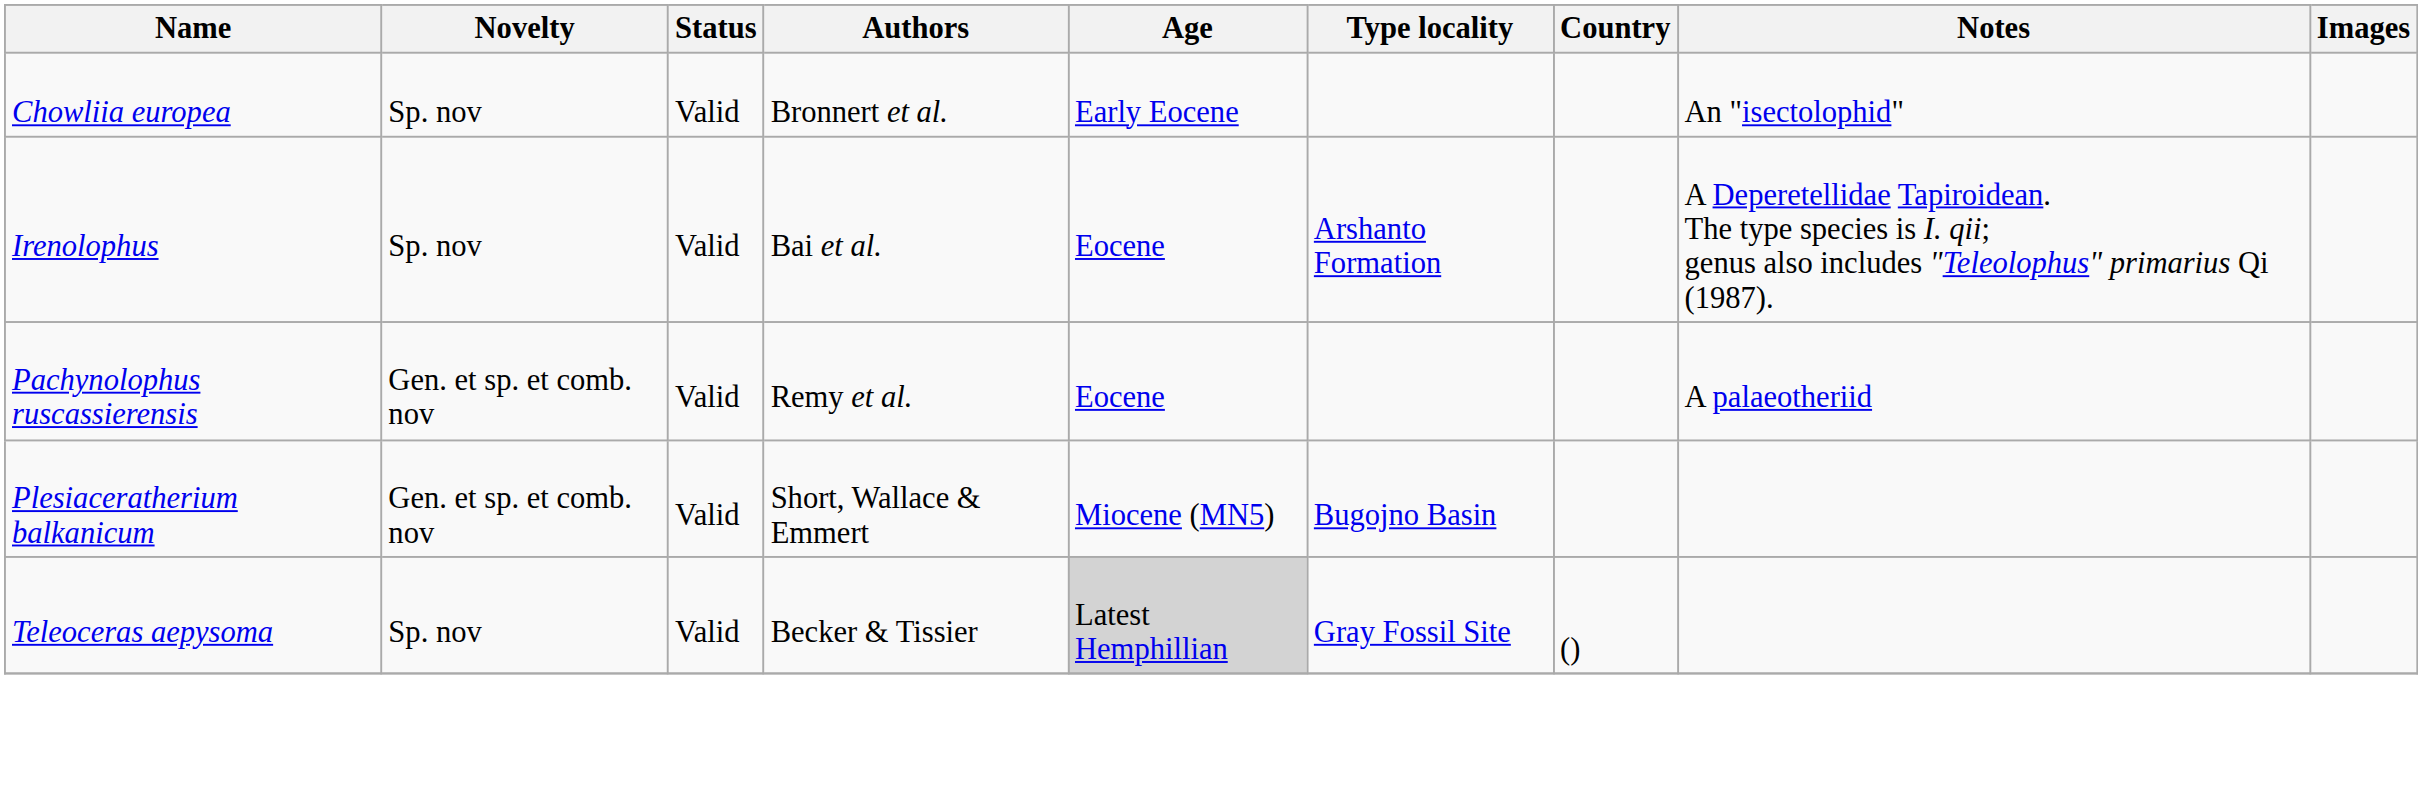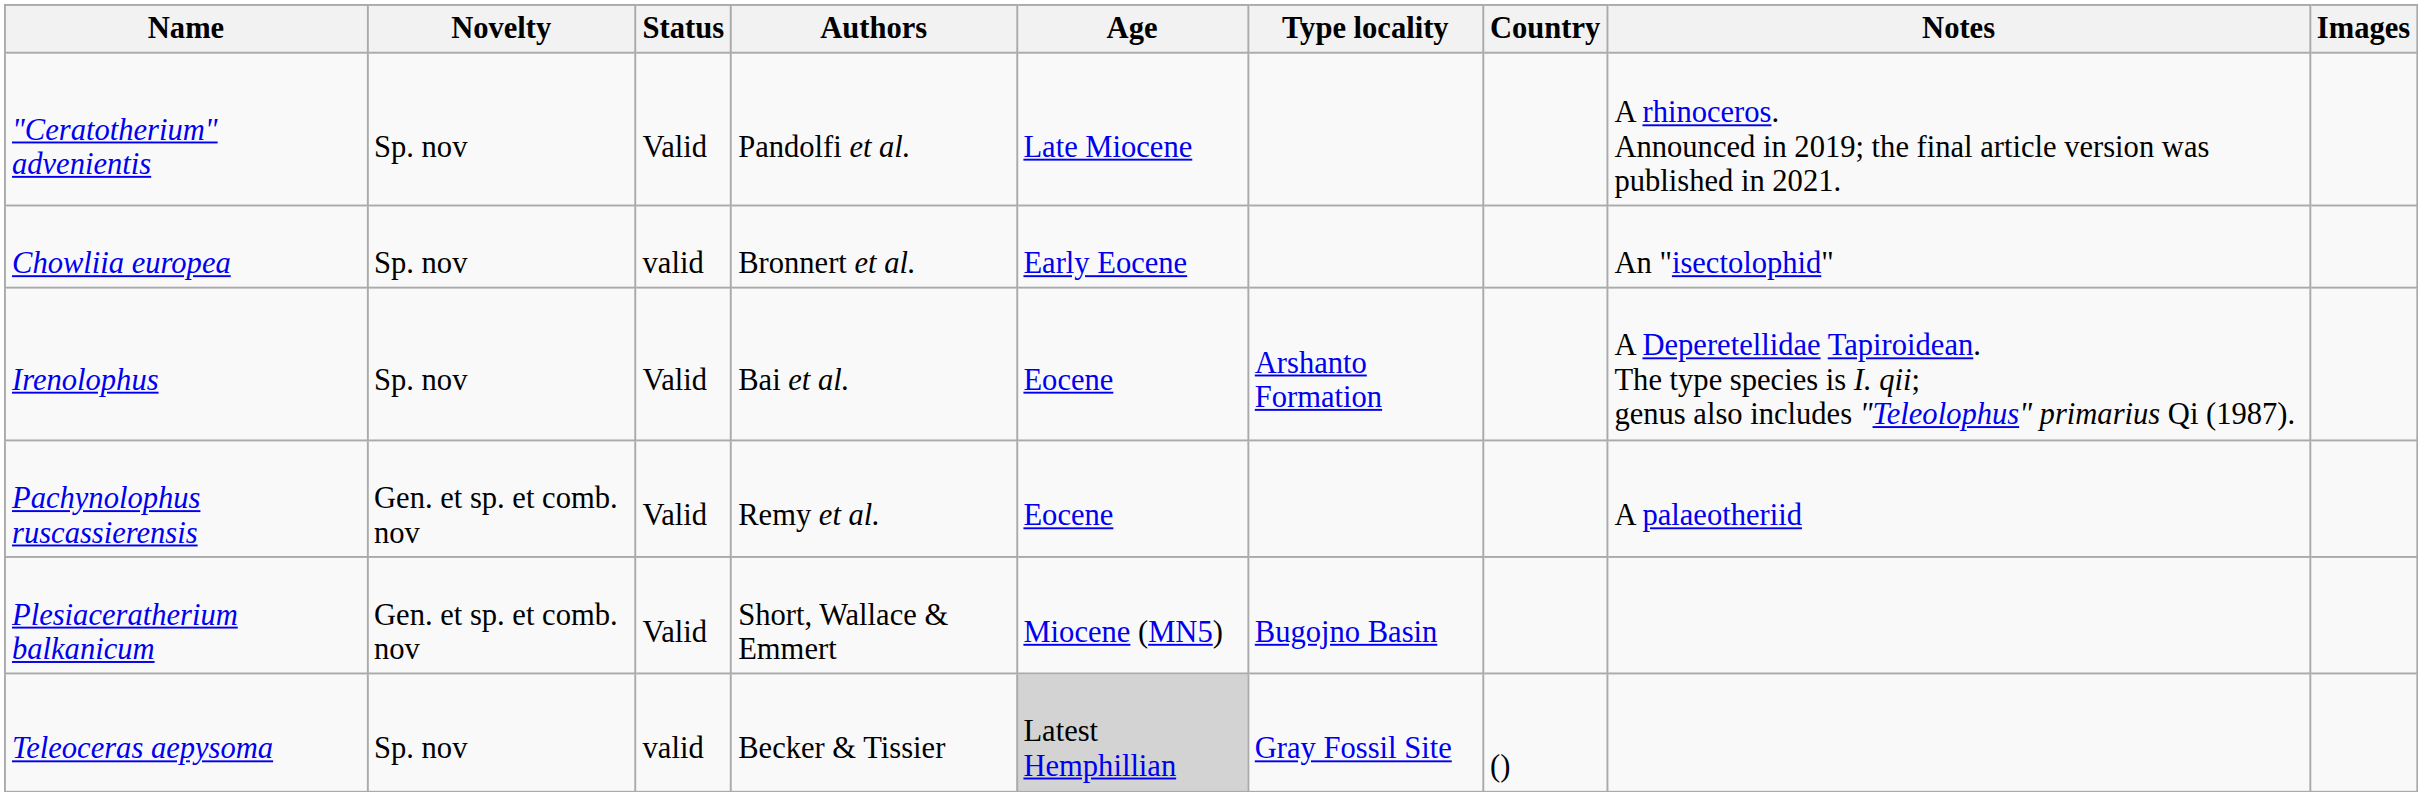+ row: (115, 145)
(707, 111) Valid -> (673, 263) valid
(707, 632) Valid -> (673, 749) valid
